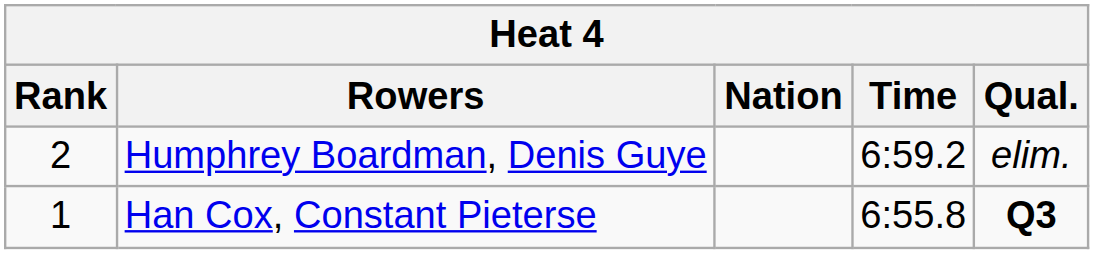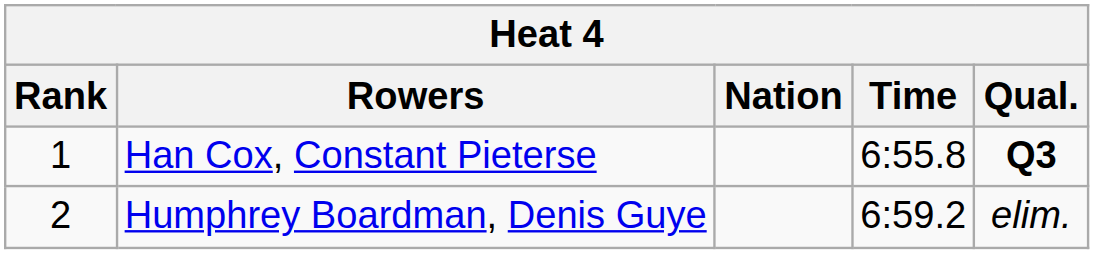rows swapped: (361, 215) <-> (416, 155)
